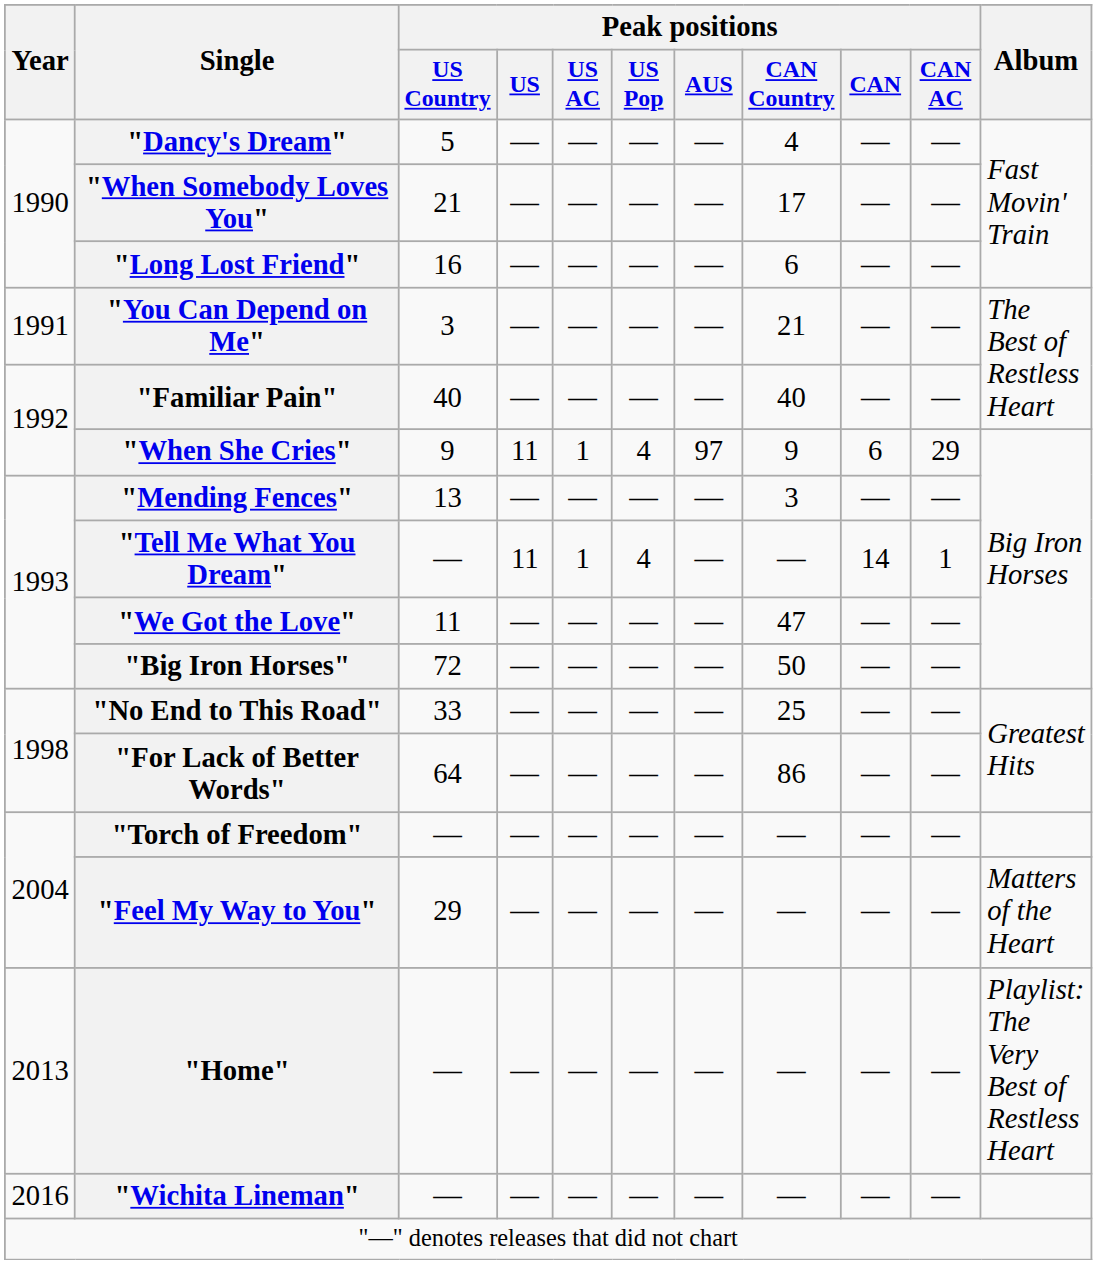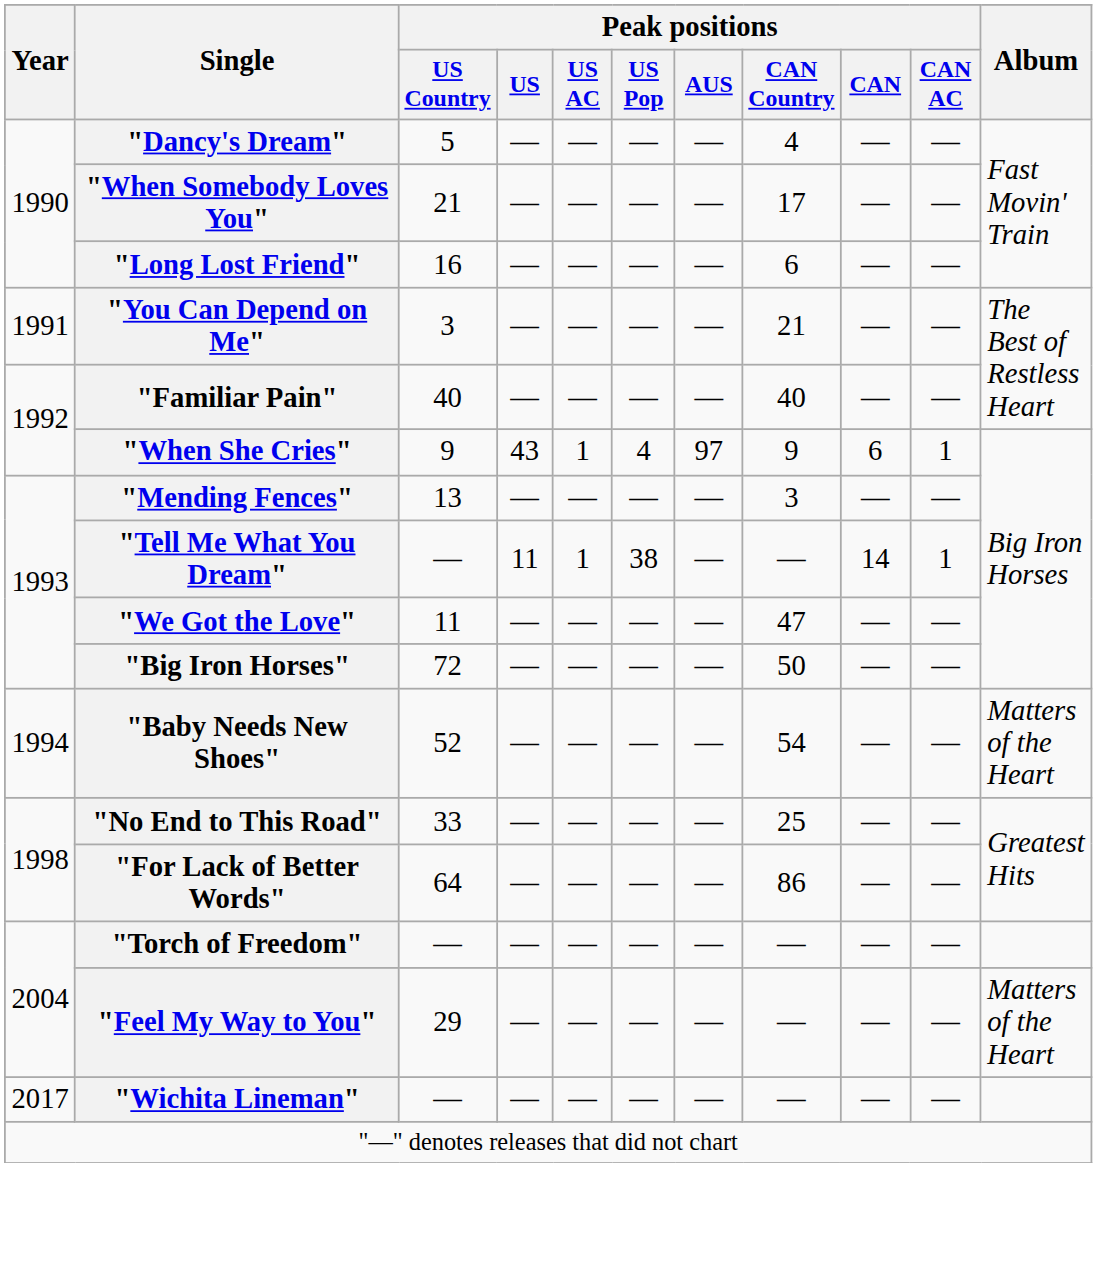(525, 451) 11 -> (525, 451) 43
(945, 451) 29 -> (945, 451) 1
(644, 558) 4 -> (644, 558) 38
+ row: (237, 743)
- row: (237, 1069)
(40, 1195) 2016 -> (40, 1099) 2017
